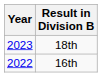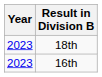(20, 63) 2022 -> (20, 63) 2023
